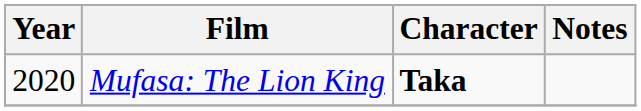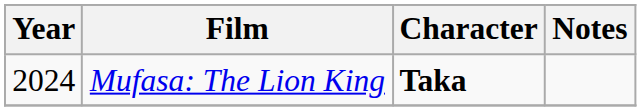(44, 79) 2020 -> (44, 79) 2024
